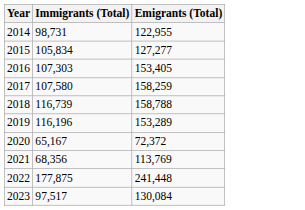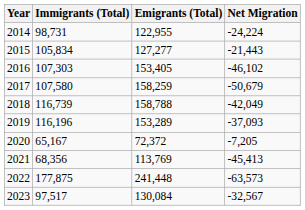+ column: (263, 13)
